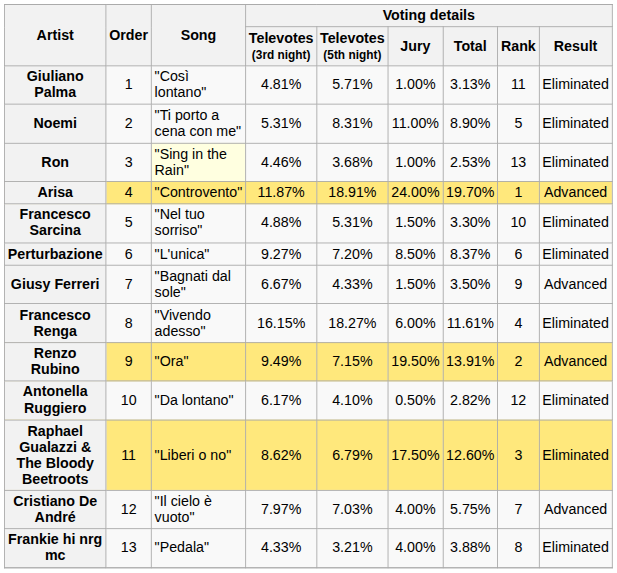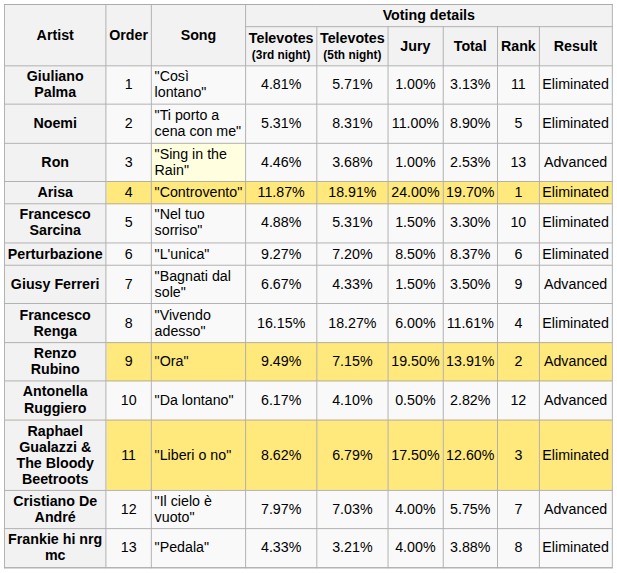(576, 162) Eliminated -> (576, 162) Advanced
(576, 192) Advanced -> (576, 192) Eliminated
(576, 400) Eliminated -> (576, 400) Advanced
